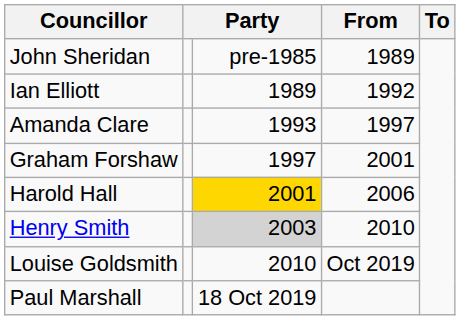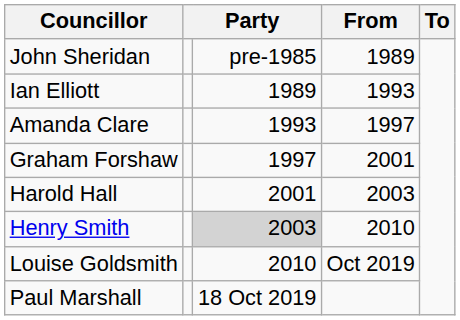(391, 90) 1992 -> (391, 90) 1993
(292, 194) gold background -> (292, 194) no background
(391, 194) 2006 -> (391, 194) 2003
